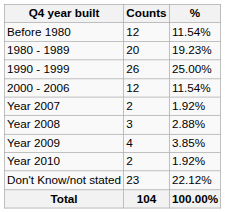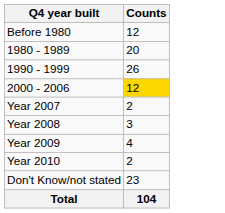- column: (195, 13)
(133, 87) no background -> (133, 87) gold background
